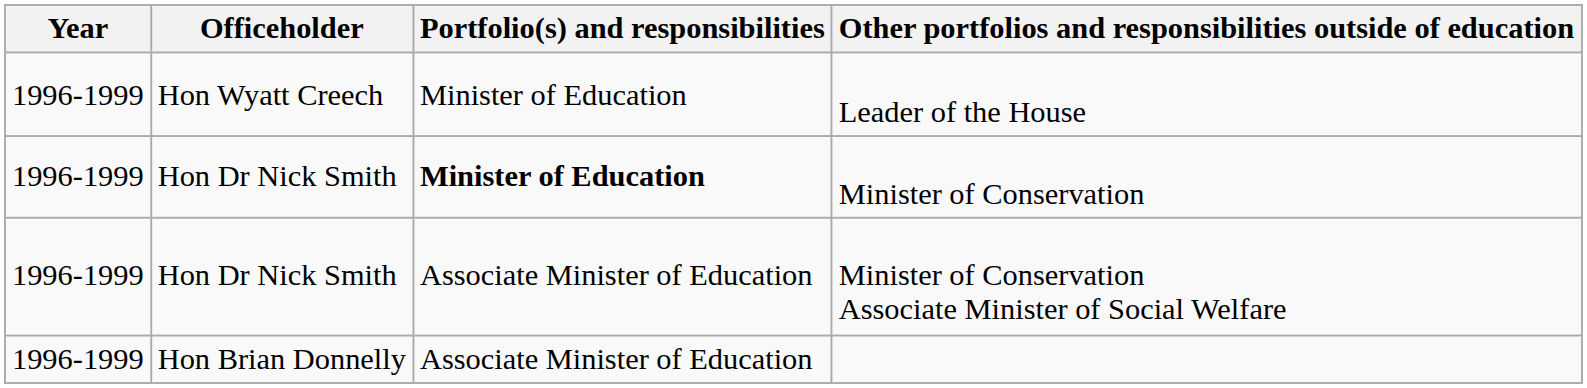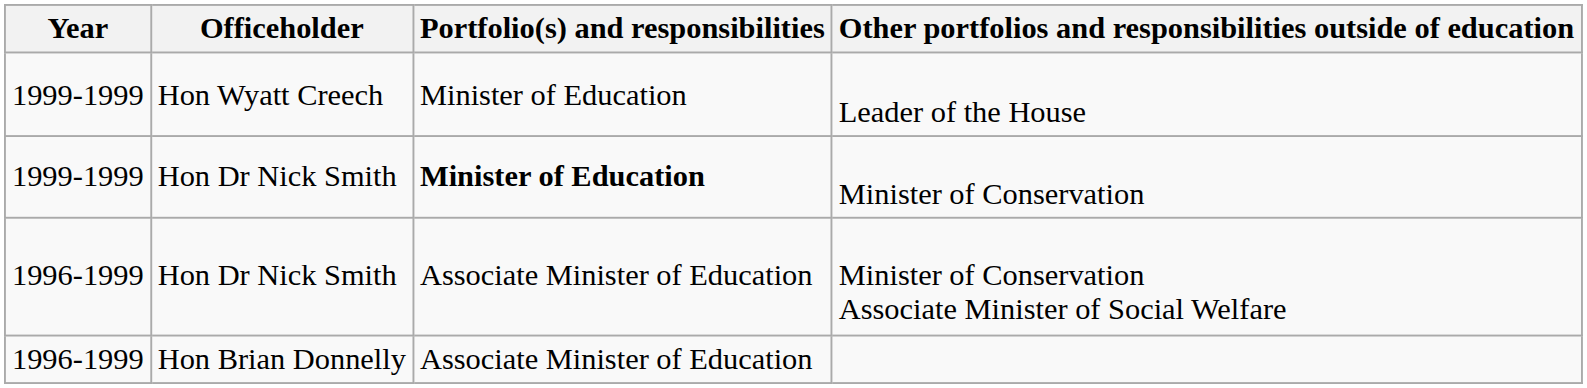(78, 93) 1996-1999 -> (78, 93) 1999-1999
(78, 176) 1996-1999 -> (78, 176) 1999-1999
